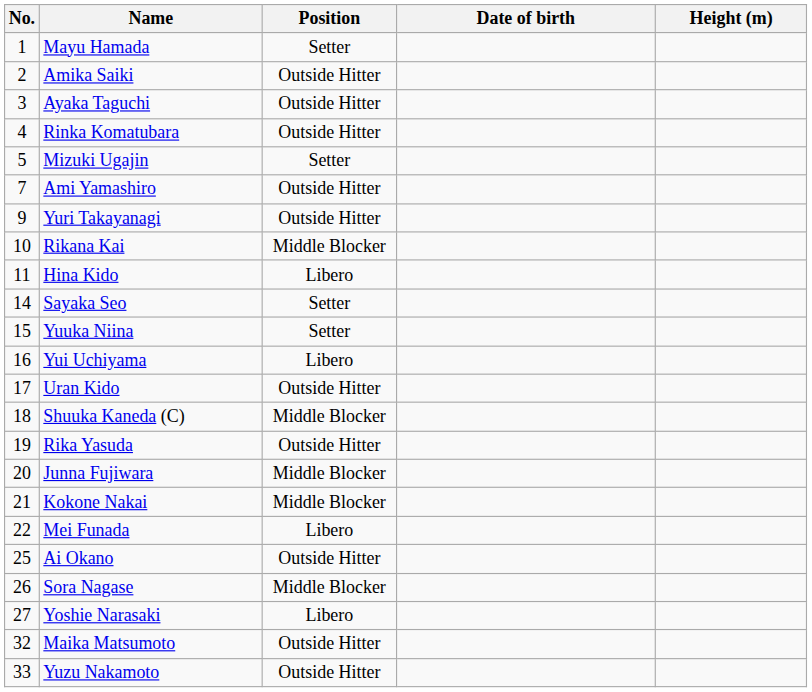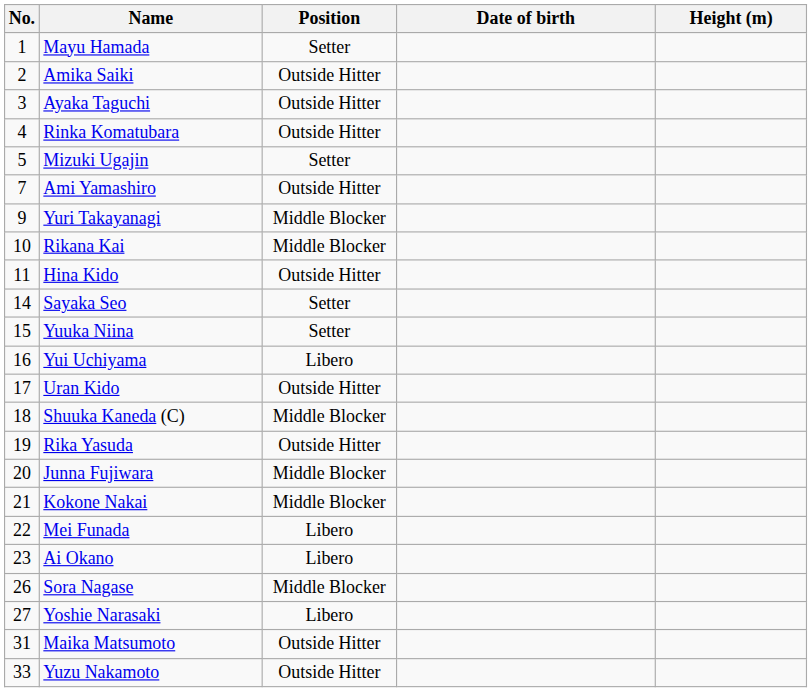(329, 217) Outside Hitter -> (329, 217) Middle Blocker
(329, 274) Libero -> (329, 274) Outside Hitter
(22, 558) 25 -> (22, 558) 23
(329, 558) Outside Hitter -> (329, 558) Libero
(22, 643) 32 -> (22, 643) 31
